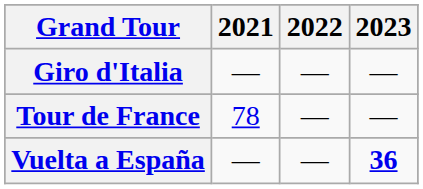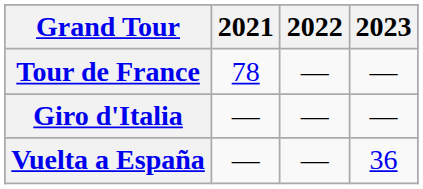rows swapped: (108, 71) <-> (108, 115)
(384, 159) bold -> (384, 159) normal
